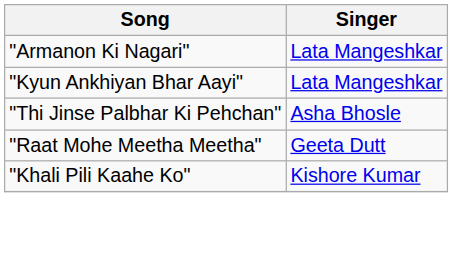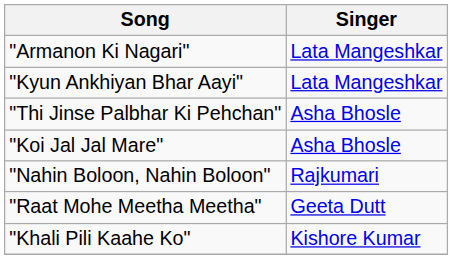+ row: (86, 144)
+ row: (140, 176)
